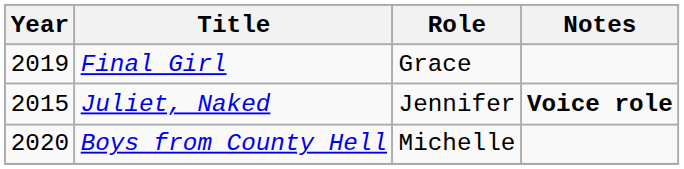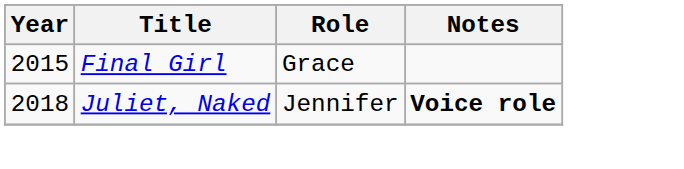(40, 64) 2019 -> (40, 64) 2015
(40, 104) 2015 -> (40, 104) 2018
- row: (234, 144)
